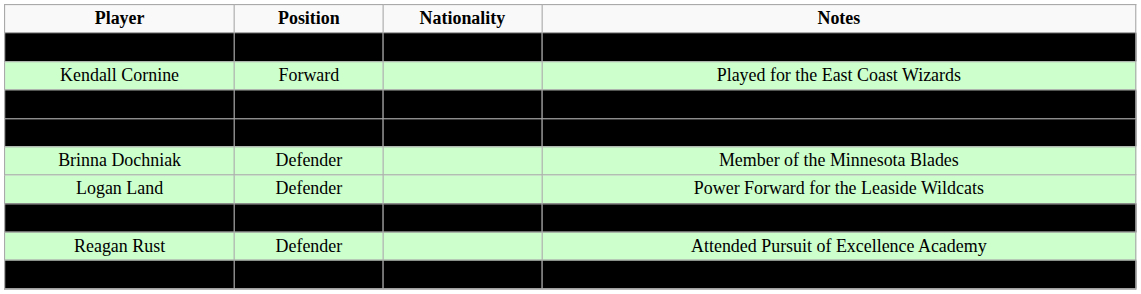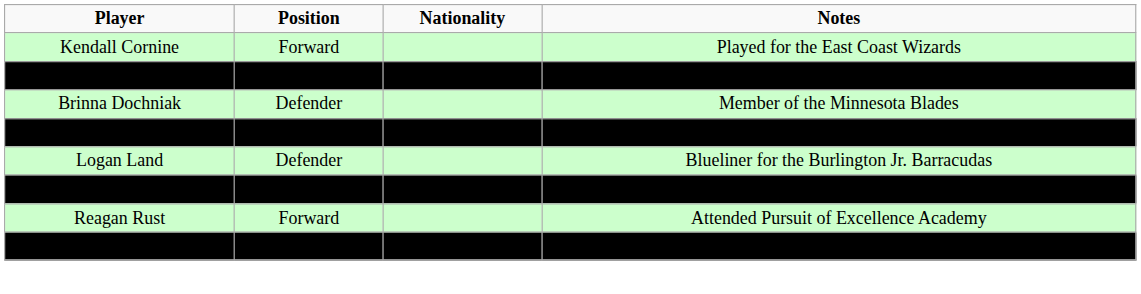- row: (120, 47)
(309, 103) Forward -> (309, 75) Goaltender
rows swapped: (120, 160) <-> (120, 132)
(839, 189) Power Forward for the Leaside Wildcats -> (839, 160) Blueliner for the Burlington Jr. Barracudas
(309, 217) Goaltender -> (309, 189) Forward
(309, 246) Defender -> (309, 217) Forward
(309, 274) Forward -> (309, 246) Goaltender
(839, 274) Blueliner for the Burlington Jr. Barracudas -> (839, 246) Power Forward for the Leaside Wildcats
